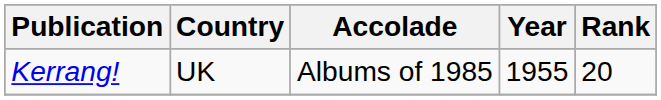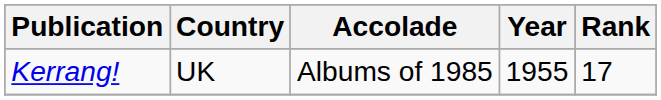(597, 71) 20 -> (597, 71) 17
